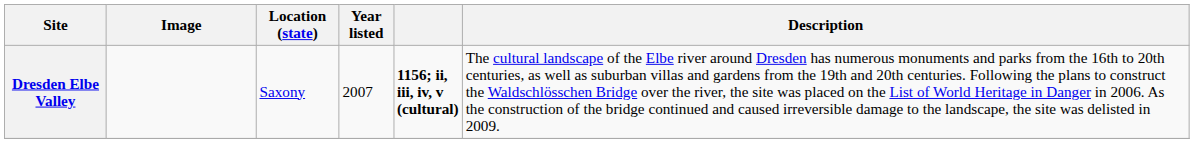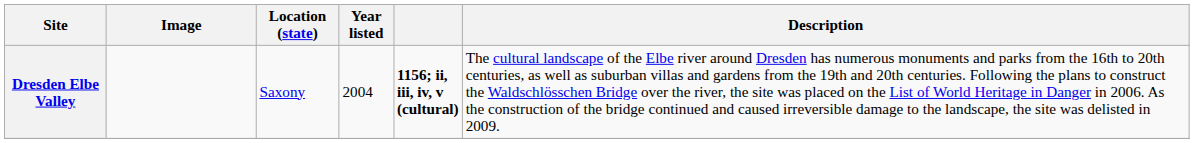(358, 91) 2007 -> (358, 91) 2004
